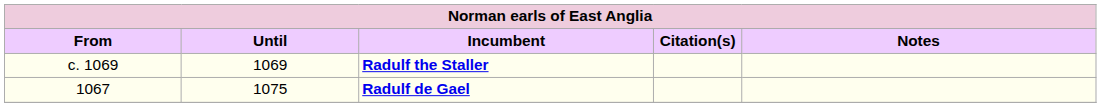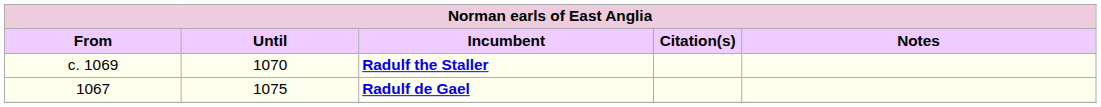(270, 65) 1069 -> (270, 65) 1070
